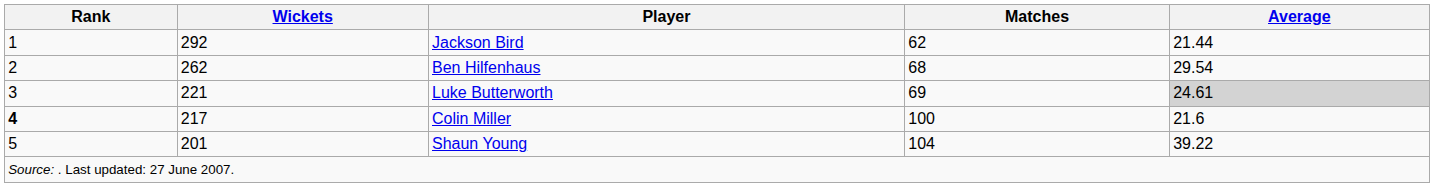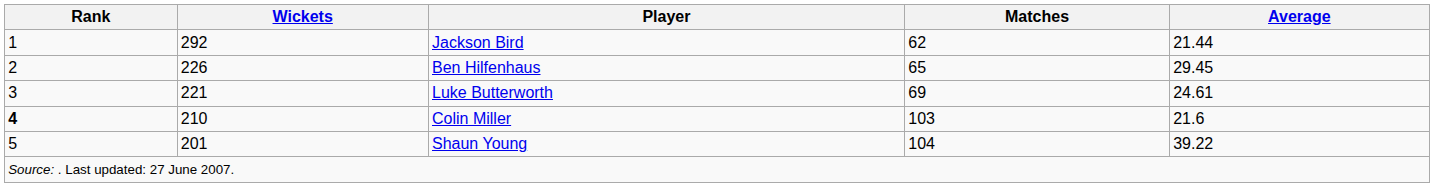(194, 67) 262 -> (194, 67) 226
(917, 67) 68 -> (917, 67) 65
(1193, 67) 29.54 -> (1193, 67) 29.45
(1193, 93) lightgrey background -> (1193, 93) no background
(194, 118) 217 -> (194, 118) 210
(922, 118) 100 -> (922, 118) 103
